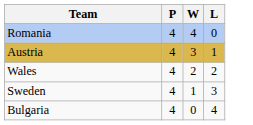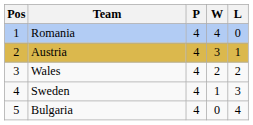+ column: (16, 14)
